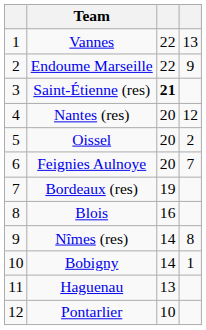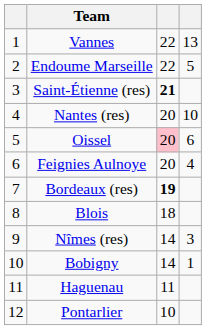(190, 66) 9 -> (190, 66) 5
(190, 115) 12 -> (190, 115) 10
(168, 139) no background -> (168, 139) pink background
(190, 139) 2 -> (190, 139) 6
(190, 164) 7 -> (190, 164) 4
(168, 189) normal -> (168, 189) bold
(168, 213) 16 -> (168, 213) 18
(190, 238) 8 -> (190, 238) 3
(168, 287) 13 -> (168, 287) 11
